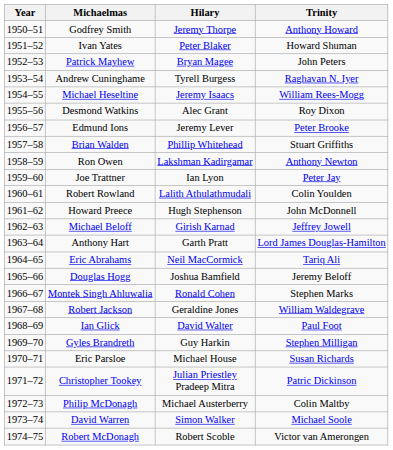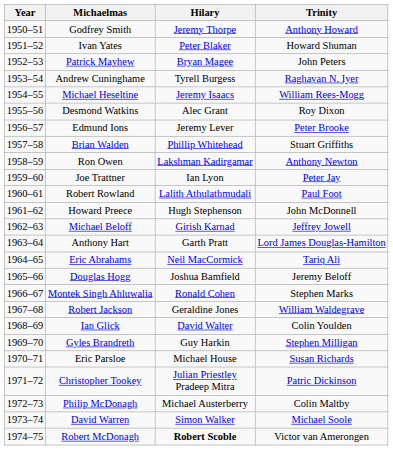(322, 194) Colin Youlden -> (322, 194) Paul Foot
(322, 326) Paul Foot -> (322, 326) Colin Youlden
(205, 436) normal -> (205, 436) bold
